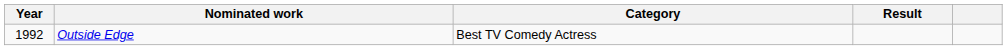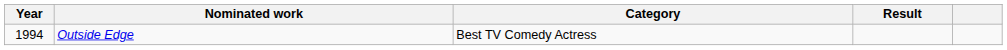(29, 34) 1992 -> (29, 34) 1994
